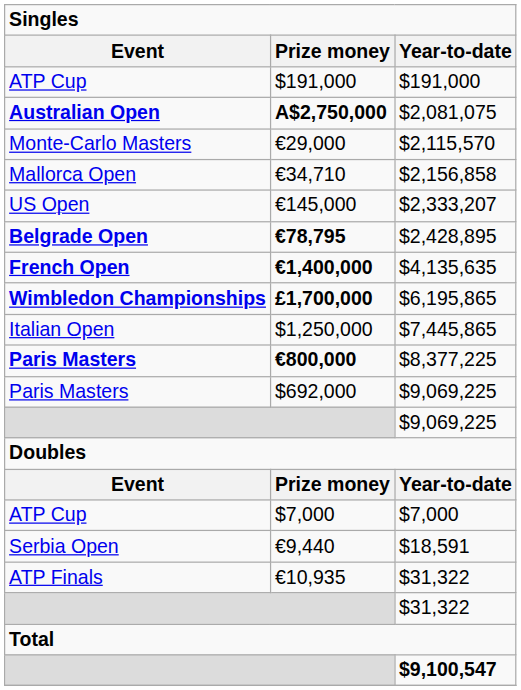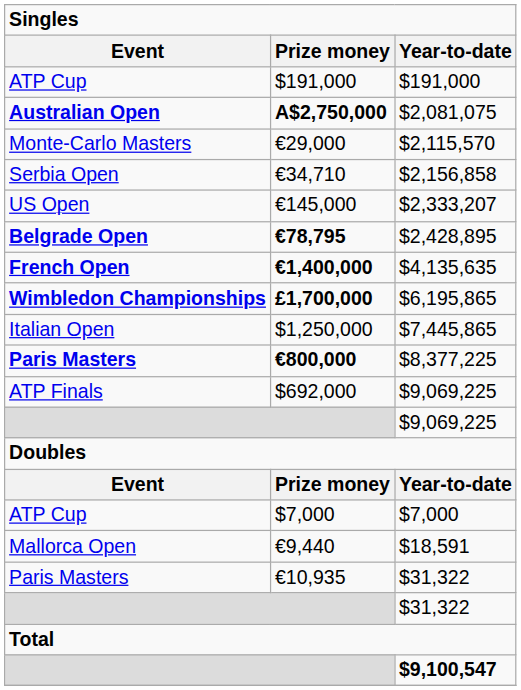(73, 174) Mallorca Open -> (64, 174) Serbia Open
(69, 391) Paris Masters -> (56, 391) ATP Finals
(64, 546) Serbia Open -> (73, 546) Mallorca Open
(56, 577) ATP Finals -> (69, 577) Paris Masters
